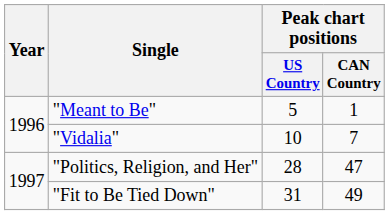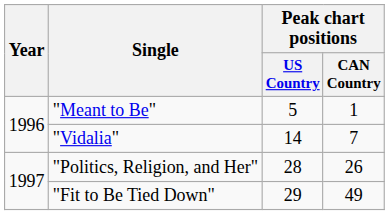(293, 138) 10 -> (293, 138) 14
(354, 167) 47 -> (354, 167) 26
(293, 195) 31 -> (293, 195) 29
